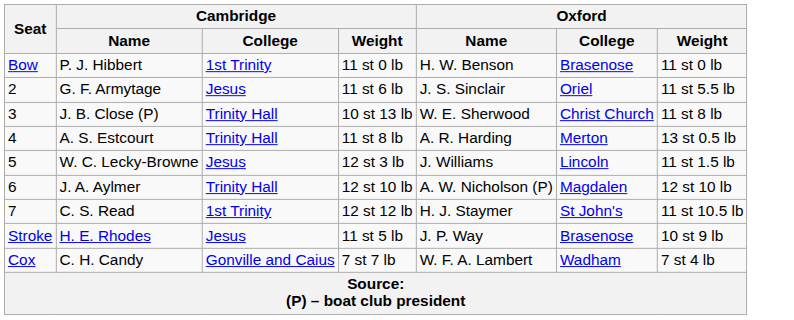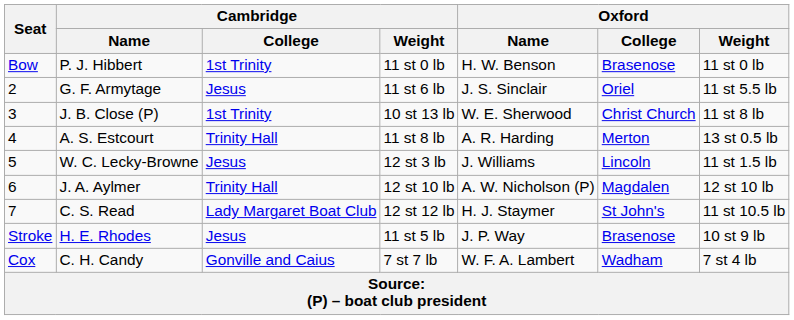(242, 114) Trinity Hall -> (239, 114) 1st Trinity
(239, 211) 1st Trinity -> (291, 211) Lady Margaret Boat Club
